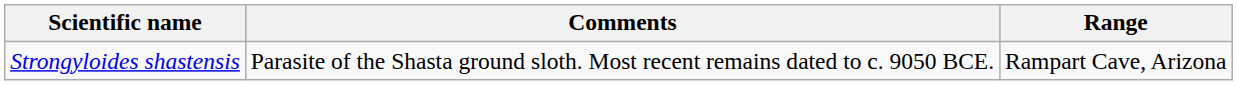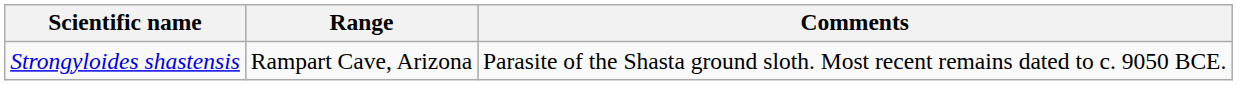columns swapped: (1116, 23) <-> (622, 23)
